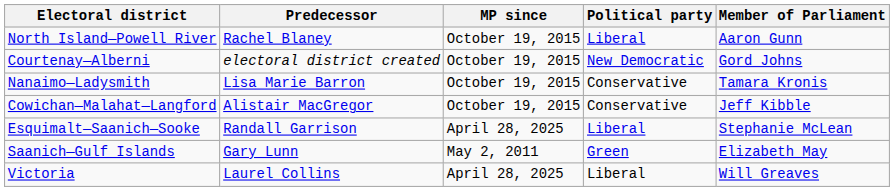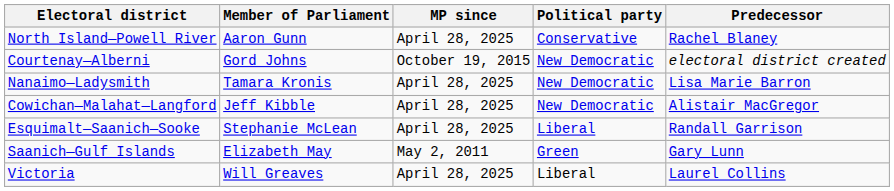columns swapped: (802, 16) <-> (332, 16)
(514, 39) October 19, 2015 -> (455, 39) April 28, 2025
(616, 39) Liberal -> (587, 39) Conservative
(514, 84) October 19, 2015 -> (455, 84) April 28, 2025
(637, 84) Conservative -> (595, 84) New Democratic
(514, 107) October 19, 2015 -> (455, 107) April 28, 2025
(637, 107) Conservative -> (595, 107) New Democratic
